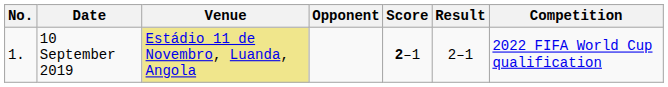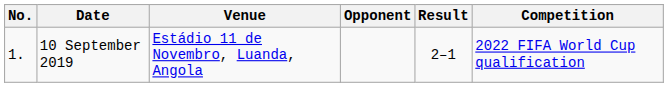- column: (407, 16)
(217, 55) khaki background -> (224, 55) no background
